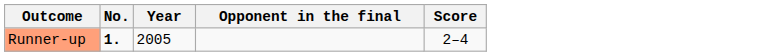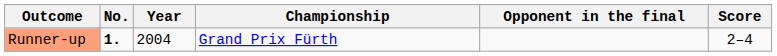+ column: (338, 16)
(154, 40) 2005 -> (154, 40) 2004
